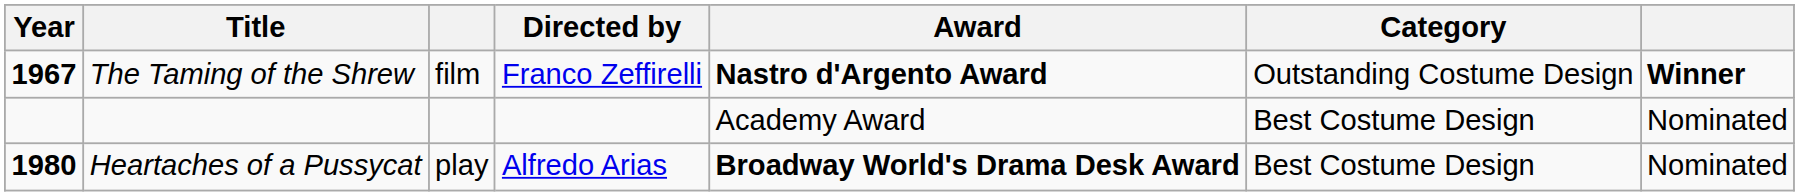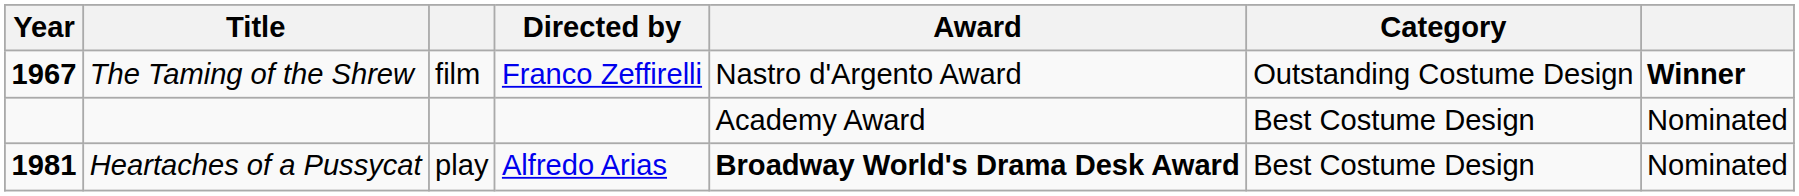(882, 73) bold -> (869, 73) normal
(44, 166) 1980 -> (44, 166) 1981
